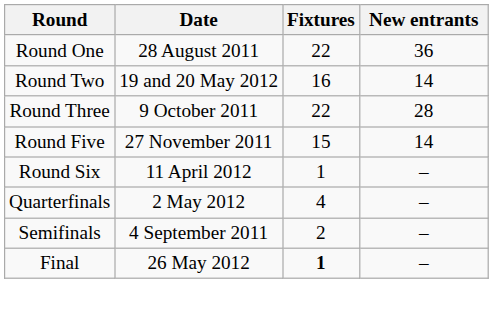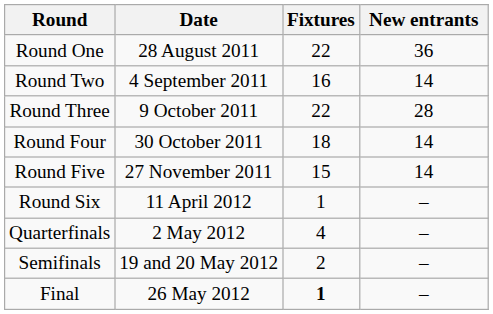(199, 80) 19 and 20 May 2012 -> (199, 80) 4 September 2011
+ row: (60, 141)
(199, 232) 4 September 2011 -> (199, 263) 19 and 20 May 2012
